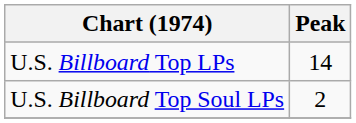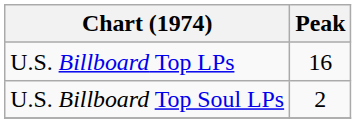(320, 61) 14 -> (320, 61) 16
